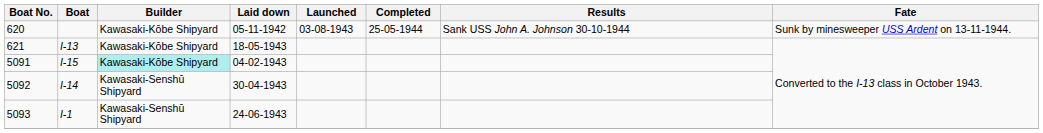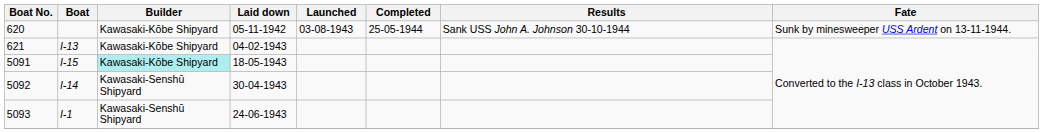(260, 46) 18-05-1943 -> (260, 46) 04-02-1943
(260, 63) 04-02-1943 -> (260, 63) 18-05-1943
